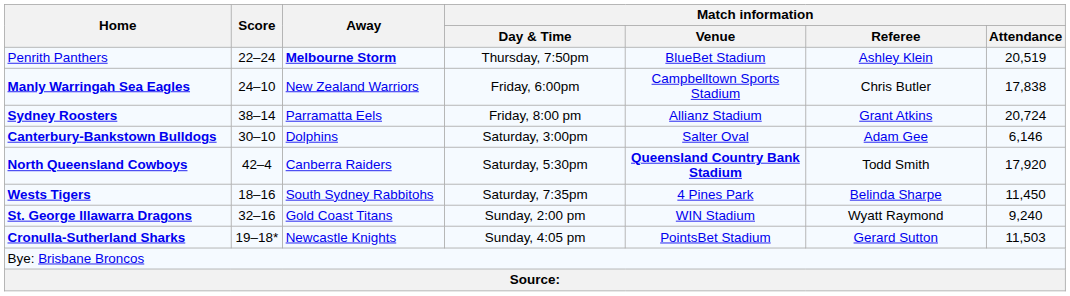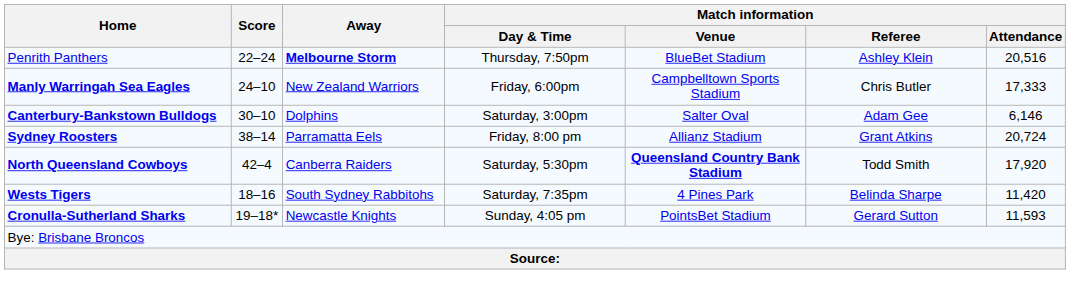(1026, 57) 20,519 -> (1026, 57) 20,516
(1026, 86) 17,838 -> (1026, 86) 17,333
rows swapped: (62, 115) <-> (112, 136)
(1026, 194) 11,450 -> (1026, 194) 11,420
- row: (100, 215)
(1026, 237) 11,503 -> (1026, 215) 11,593
